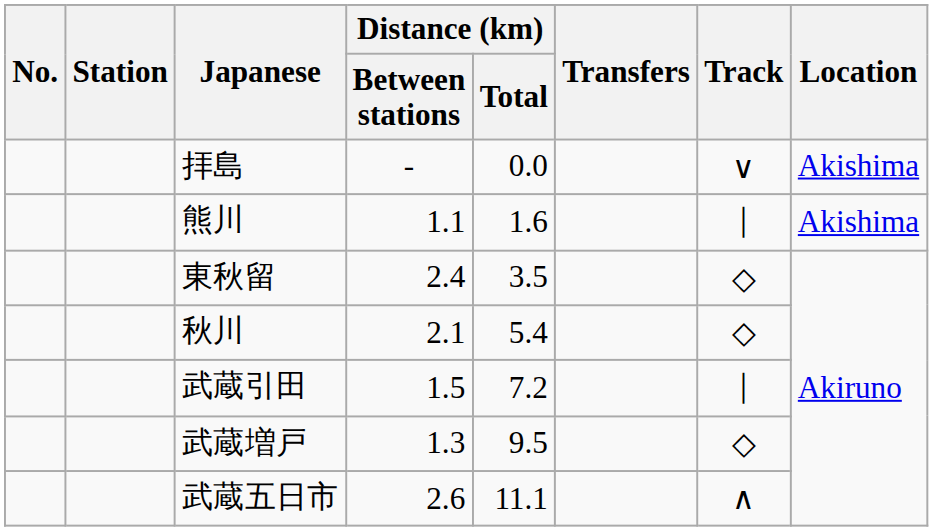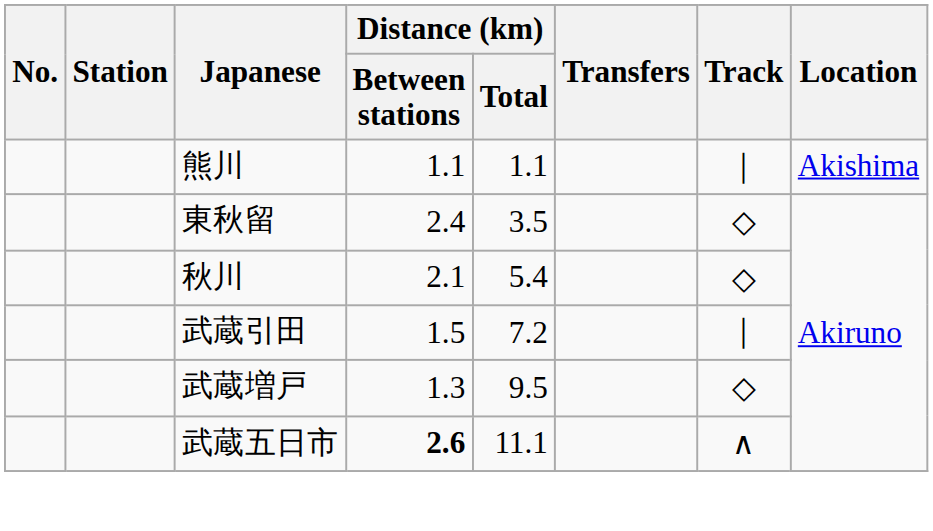- row: (213, 165)
(528, 221) 1.6 -> (528, 166) 1.1
(446, 498) normal -> (446, 442) bold
